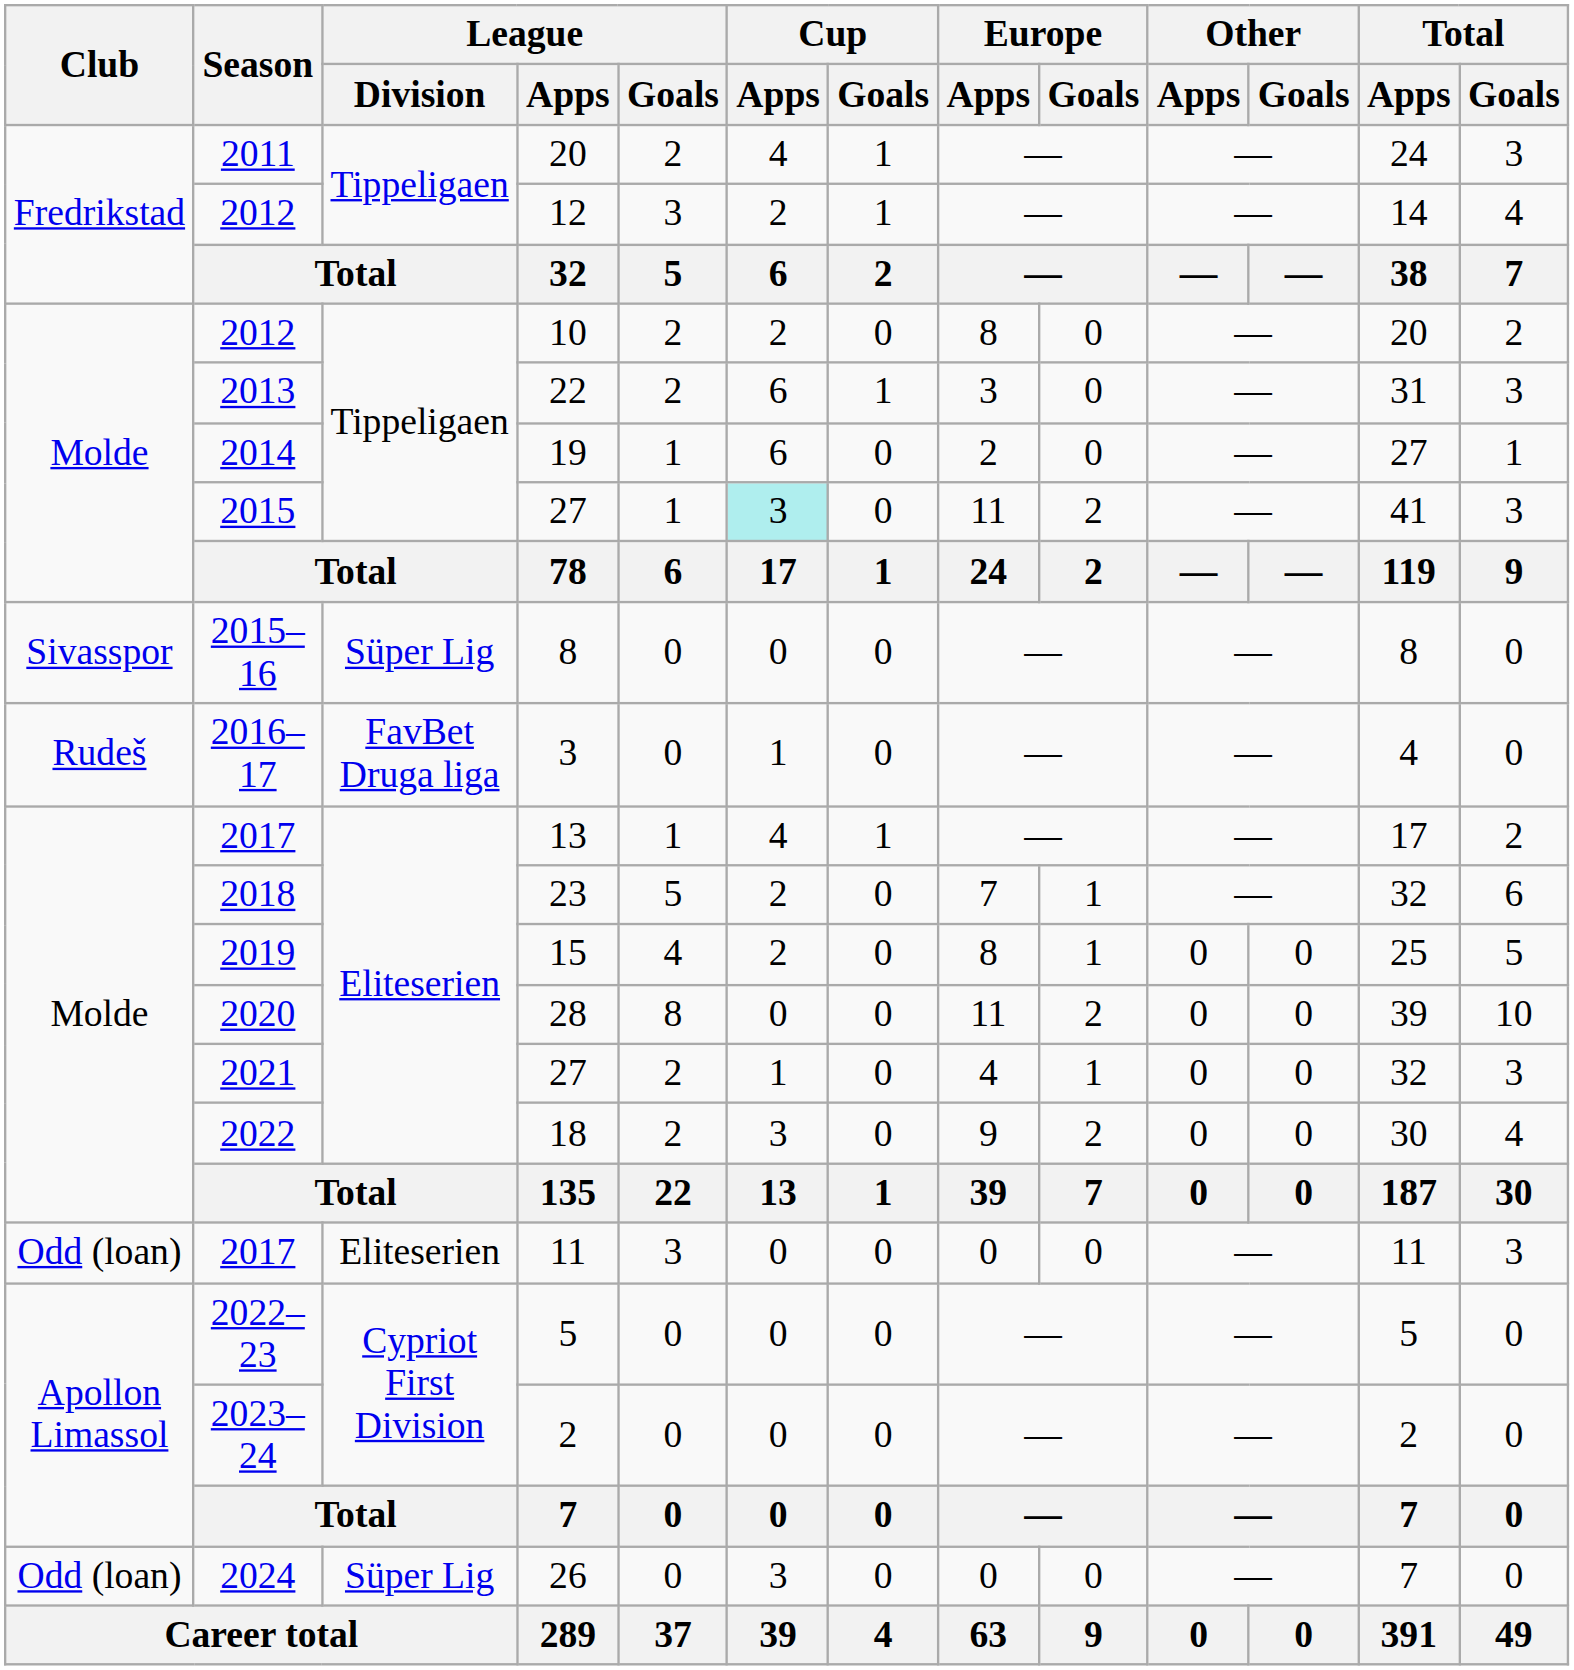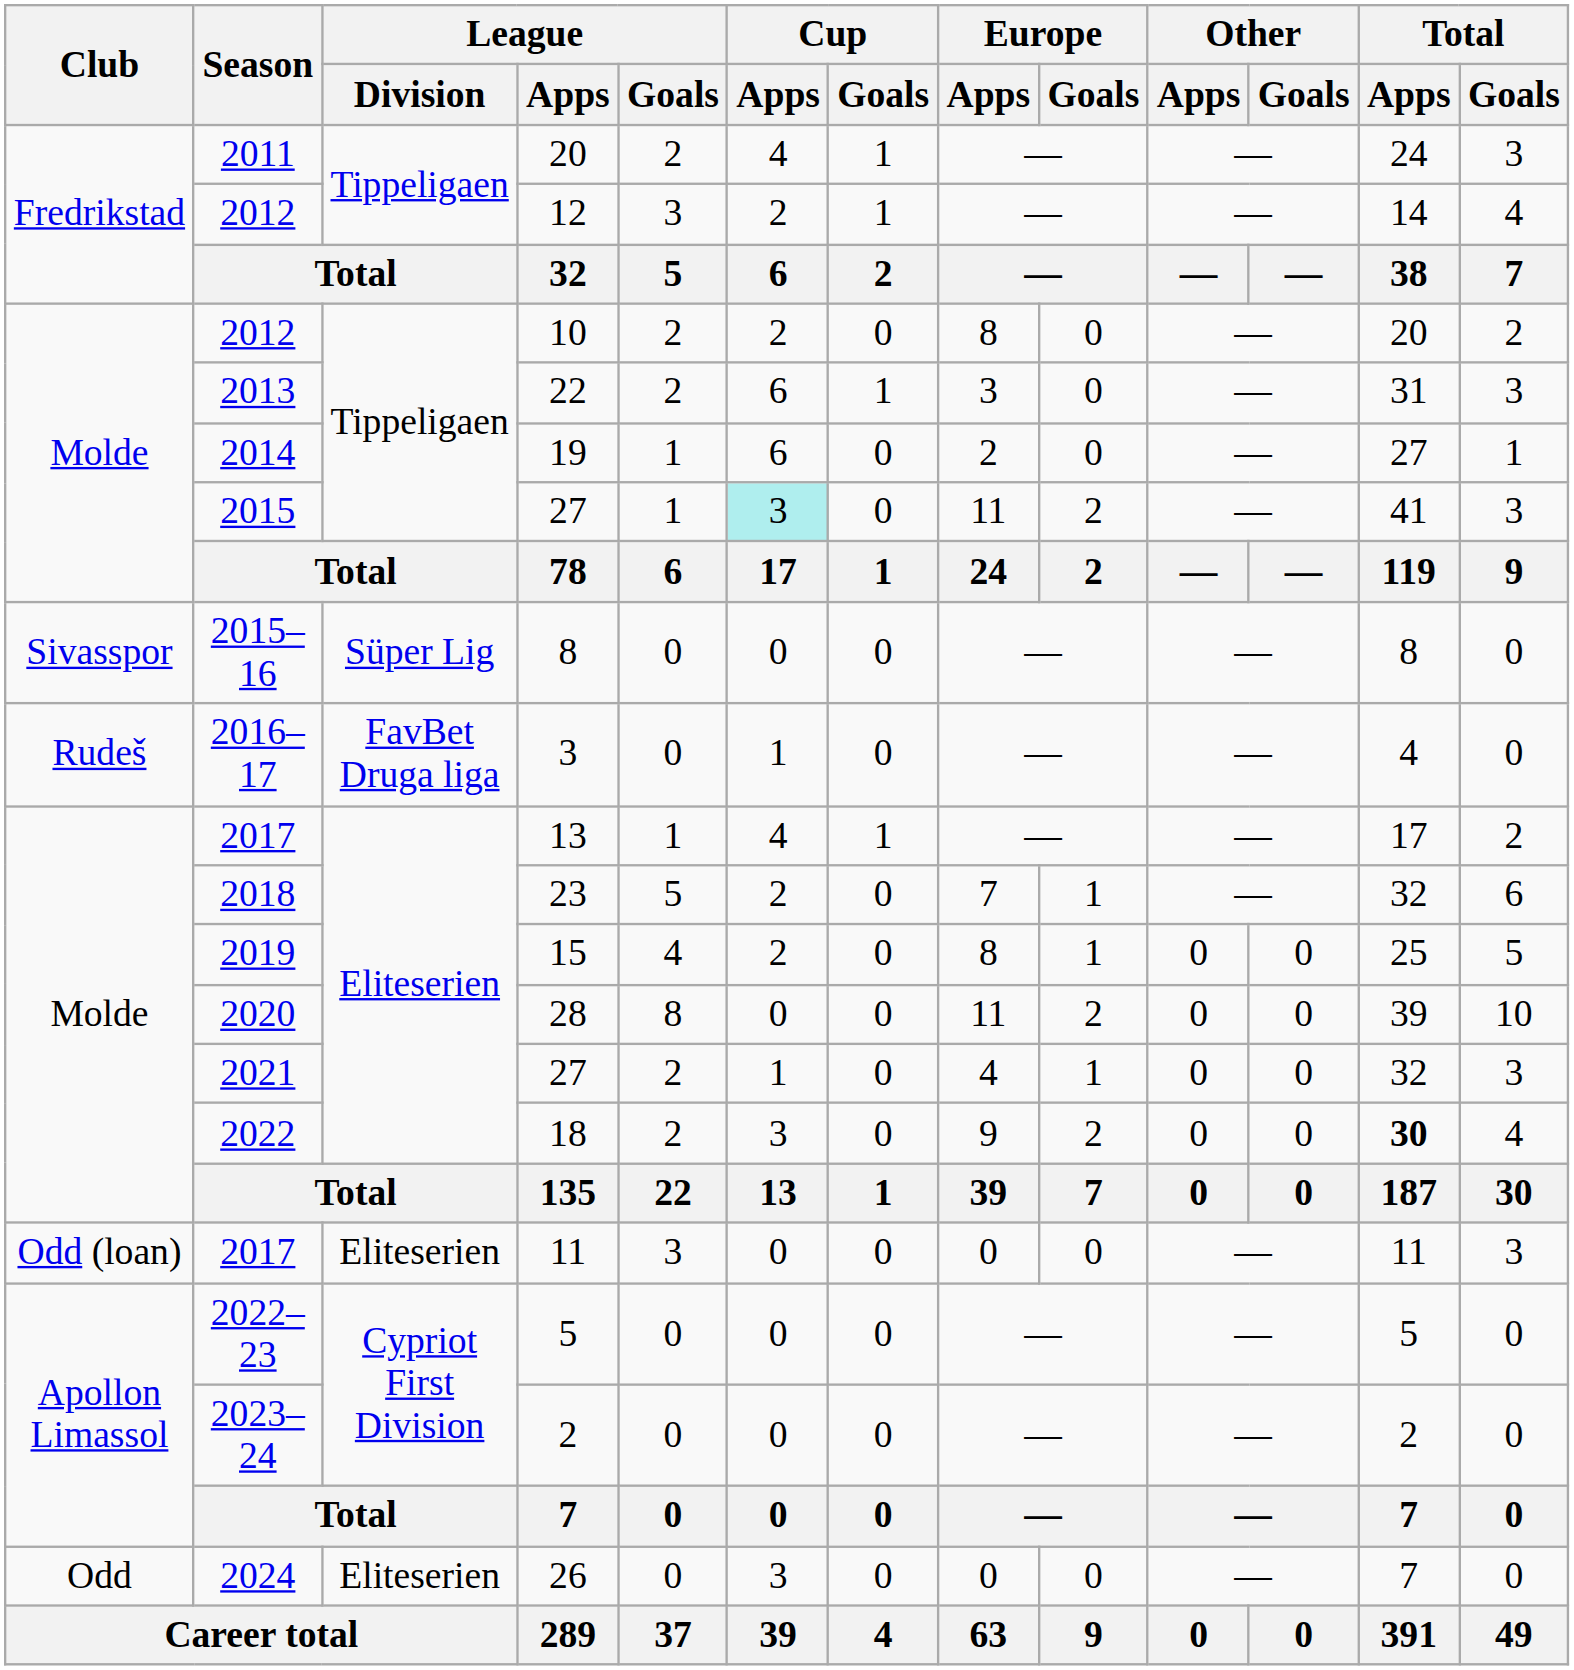(1409, 1132) normal -> (1409, 1132) bold
(99, 1575) Odd (loan) -> (99, 1575) Odd
(420, 1575) Süper Lig -> (420, 1575) Eliteserien
